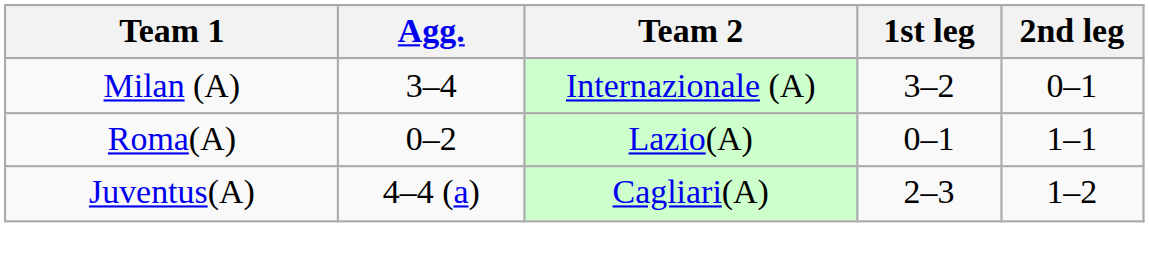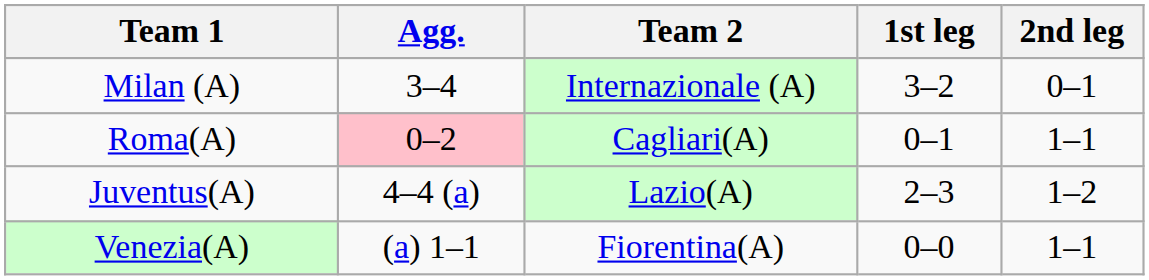(431, 138) no background -> (431, 138) pink background
(691, 138) Lazio(A) -> (691, 138) Cagliari(A)
(691, 192) Cagliari(A) -> (691, 192) Lazio(A)
+ row: (172, 246)
